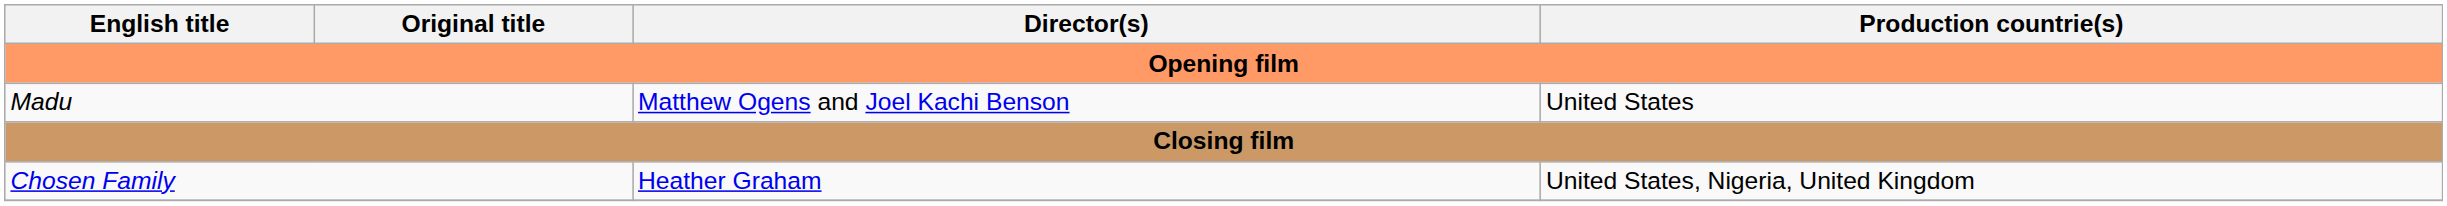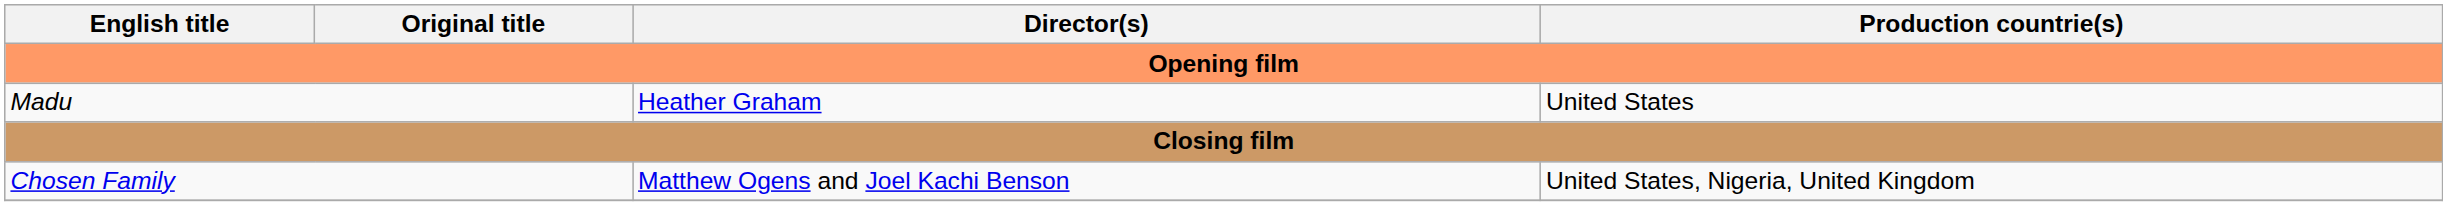(854, 102) Matthew Ogens and Joel Kachi Benson -> (730, 102) Heather Graham
(730, 180) Heather Graham -> (854, 180) Matthew Ogens and Joel Kachi Benson
